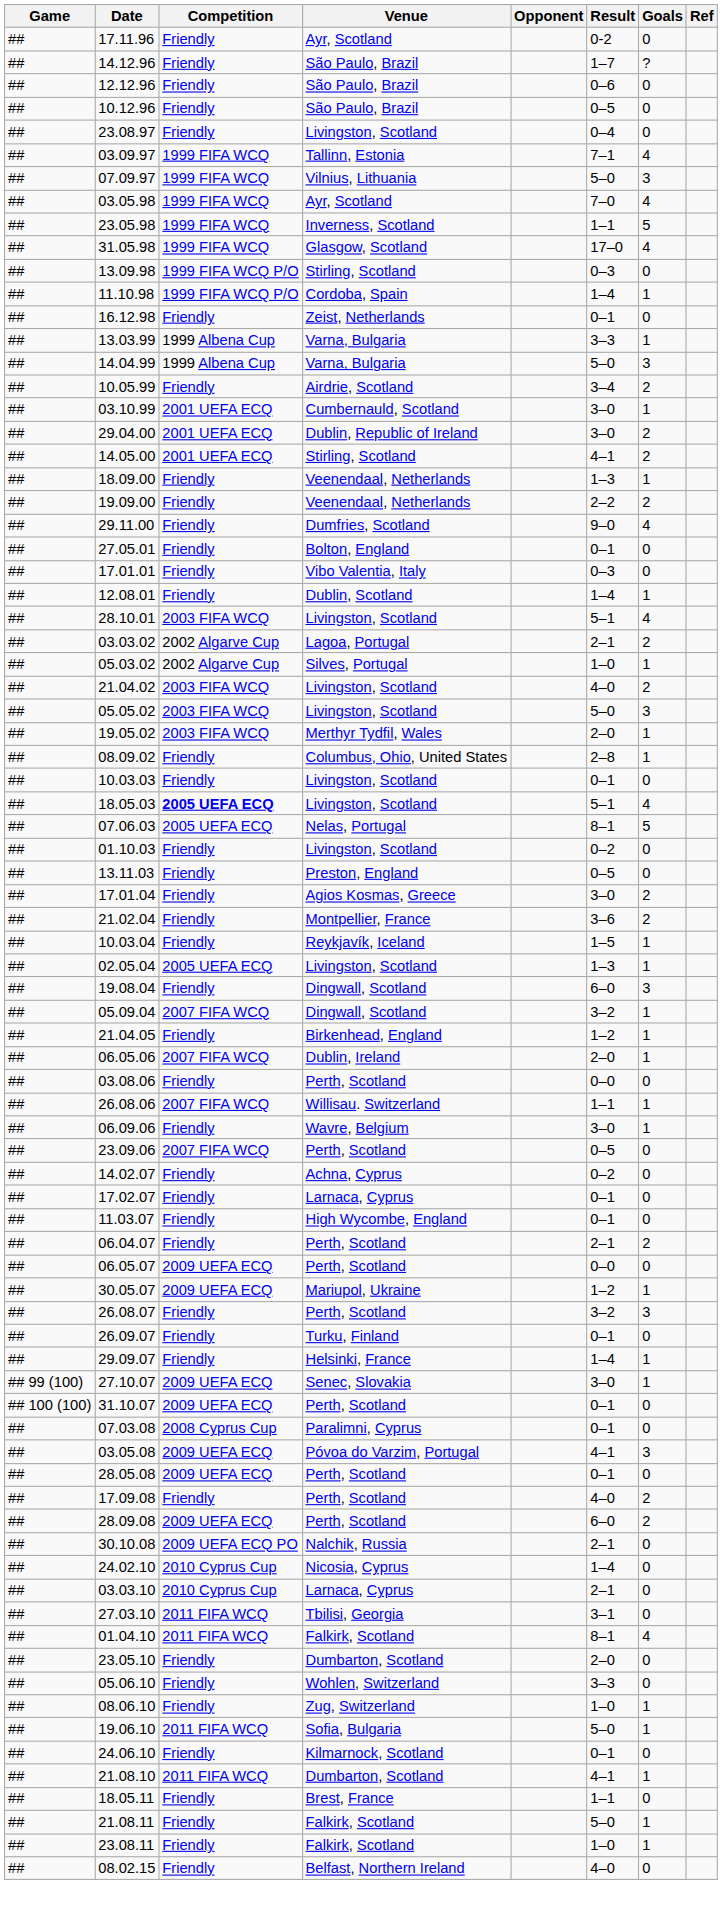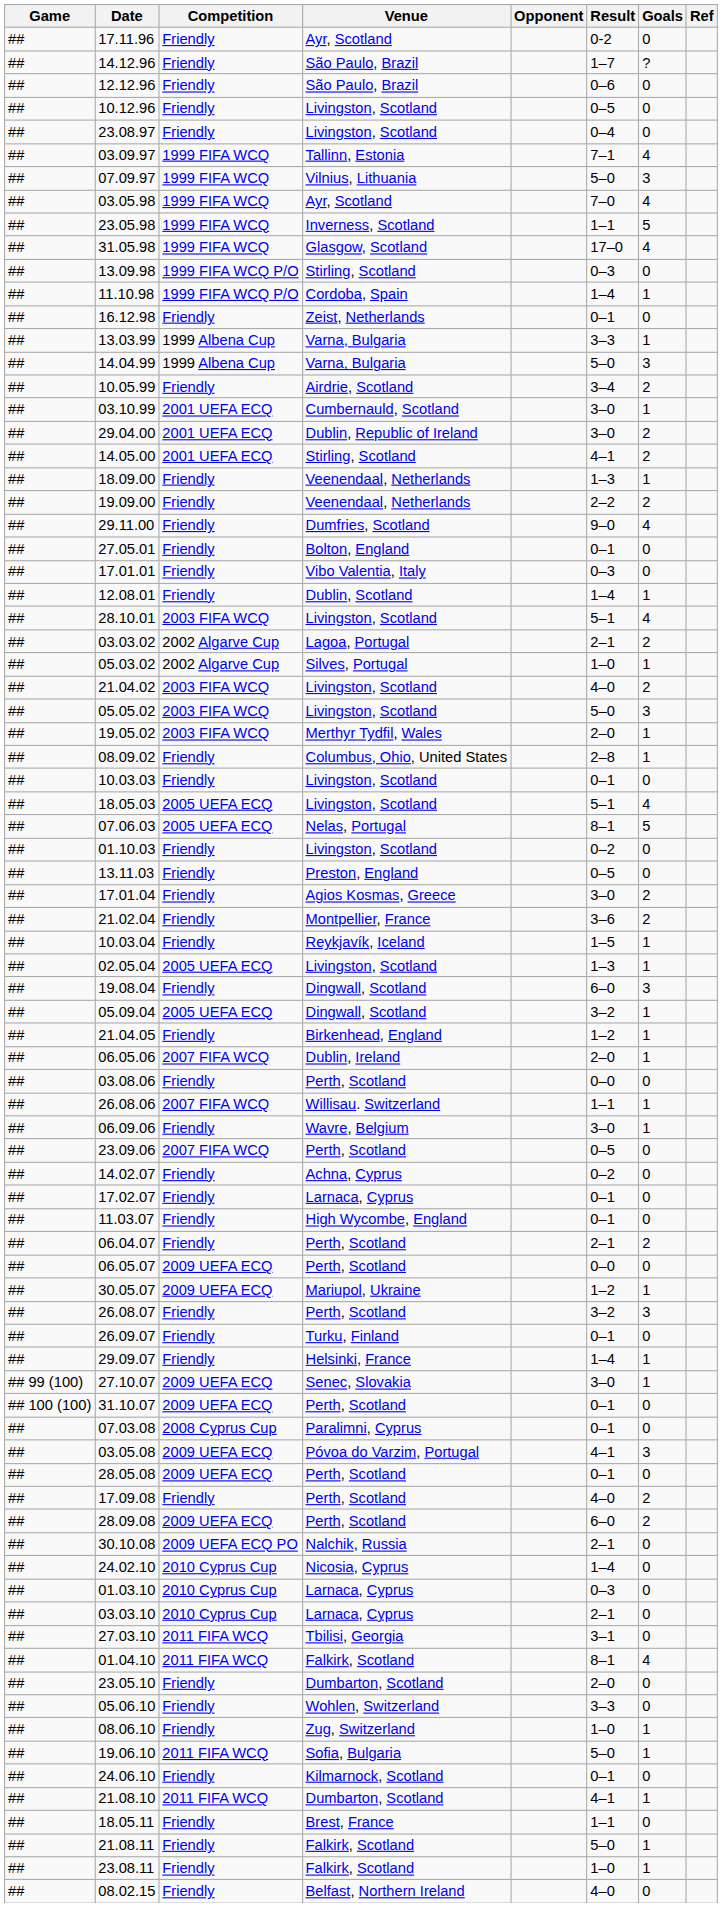(362, 108) São Paulo, Brazil -> (371, 108) Livingston, Scotland
(218, 803) bold -> (217, 803) normal
(216, 1011) 2007 FIFA WCQ -> (217, 1011) 2005 UEFA ECQ
+ row: (127, 1590)
